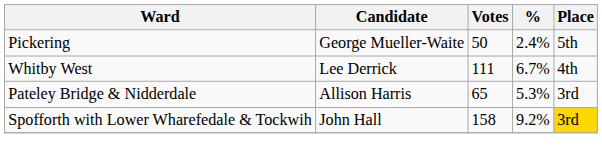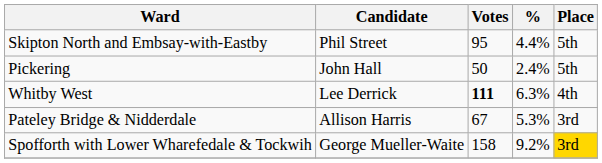+ row: (138, 42)
(392, 42) George Mueller-Waite -> (350, 68) John Hall
(483, 68) normal -> (483, 94) bold
(533, 68) 6.7% -> (533, 94) 6.3%
(480, 94) 65 -> (480, 119) 67
(350, 119) John Hall -> (392, 145) George Mueller-Waite
